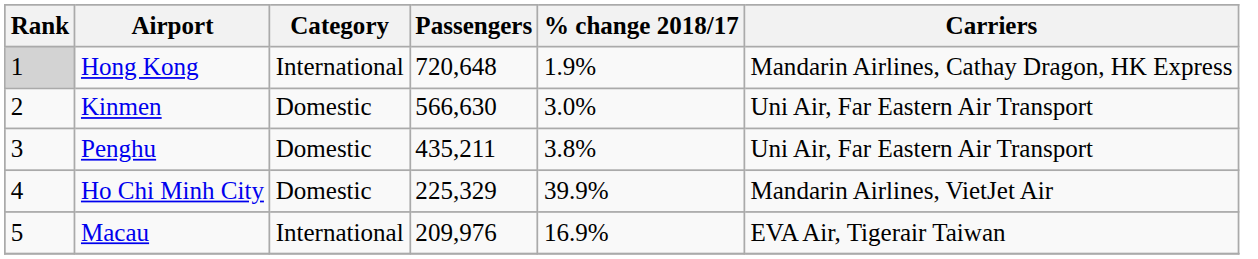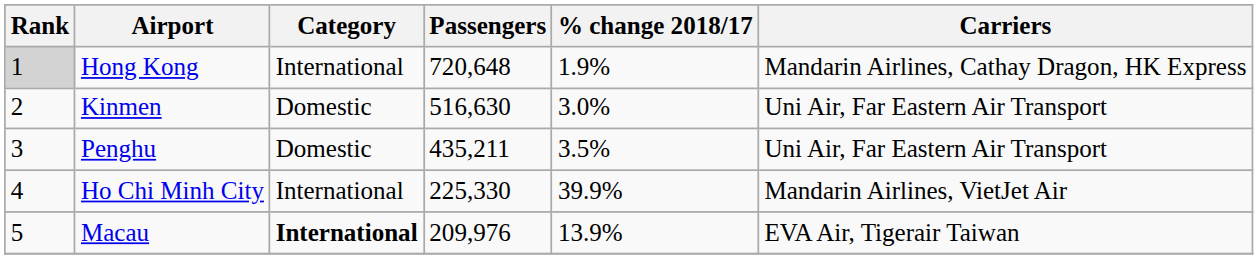(456, 108) 566,630 -> (470, 108) 516,630
(570, 149) 3.8% -> (584, 149) 3.5%
(324, 190) Domestic -> (340, 190) International
(456, 190) 225,329 -> (470, 190) 225,330
(340, 232) normal -> (347, 232) bold
(576, 232) 16.9% -> (590, 232) 13.9%
